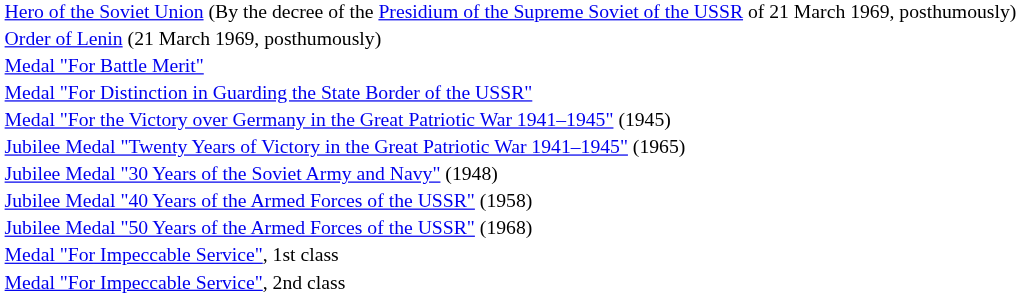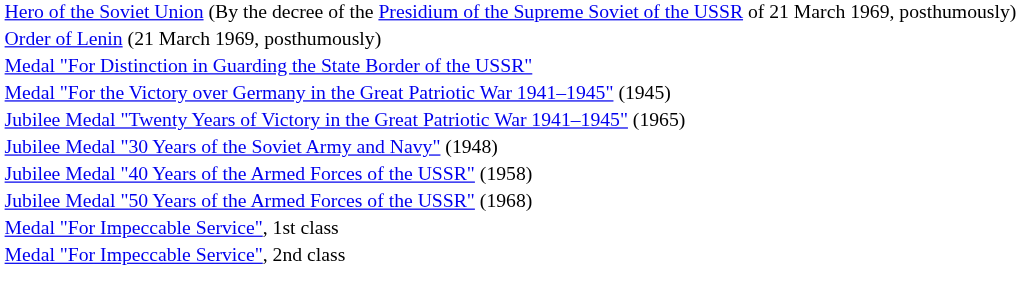- row: (104, 65)
